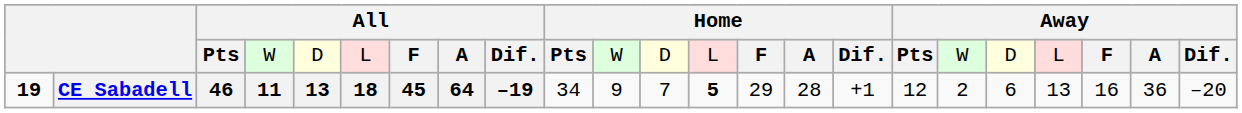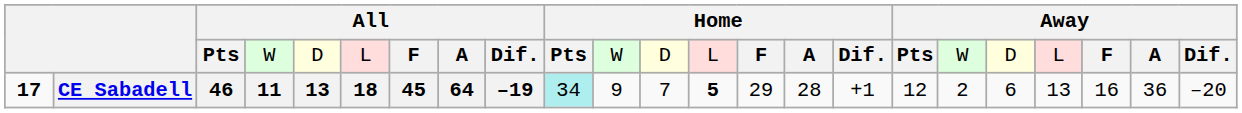(29, 90) 19 -> (29, 90) 17
(569, 90) no background -> (569, 90) paleturquoise background
